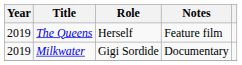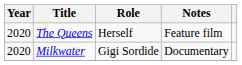(19, 32) 2019 -> (19, 32) 2020
(19, 51) 2019 -> (19, 51) 2020
